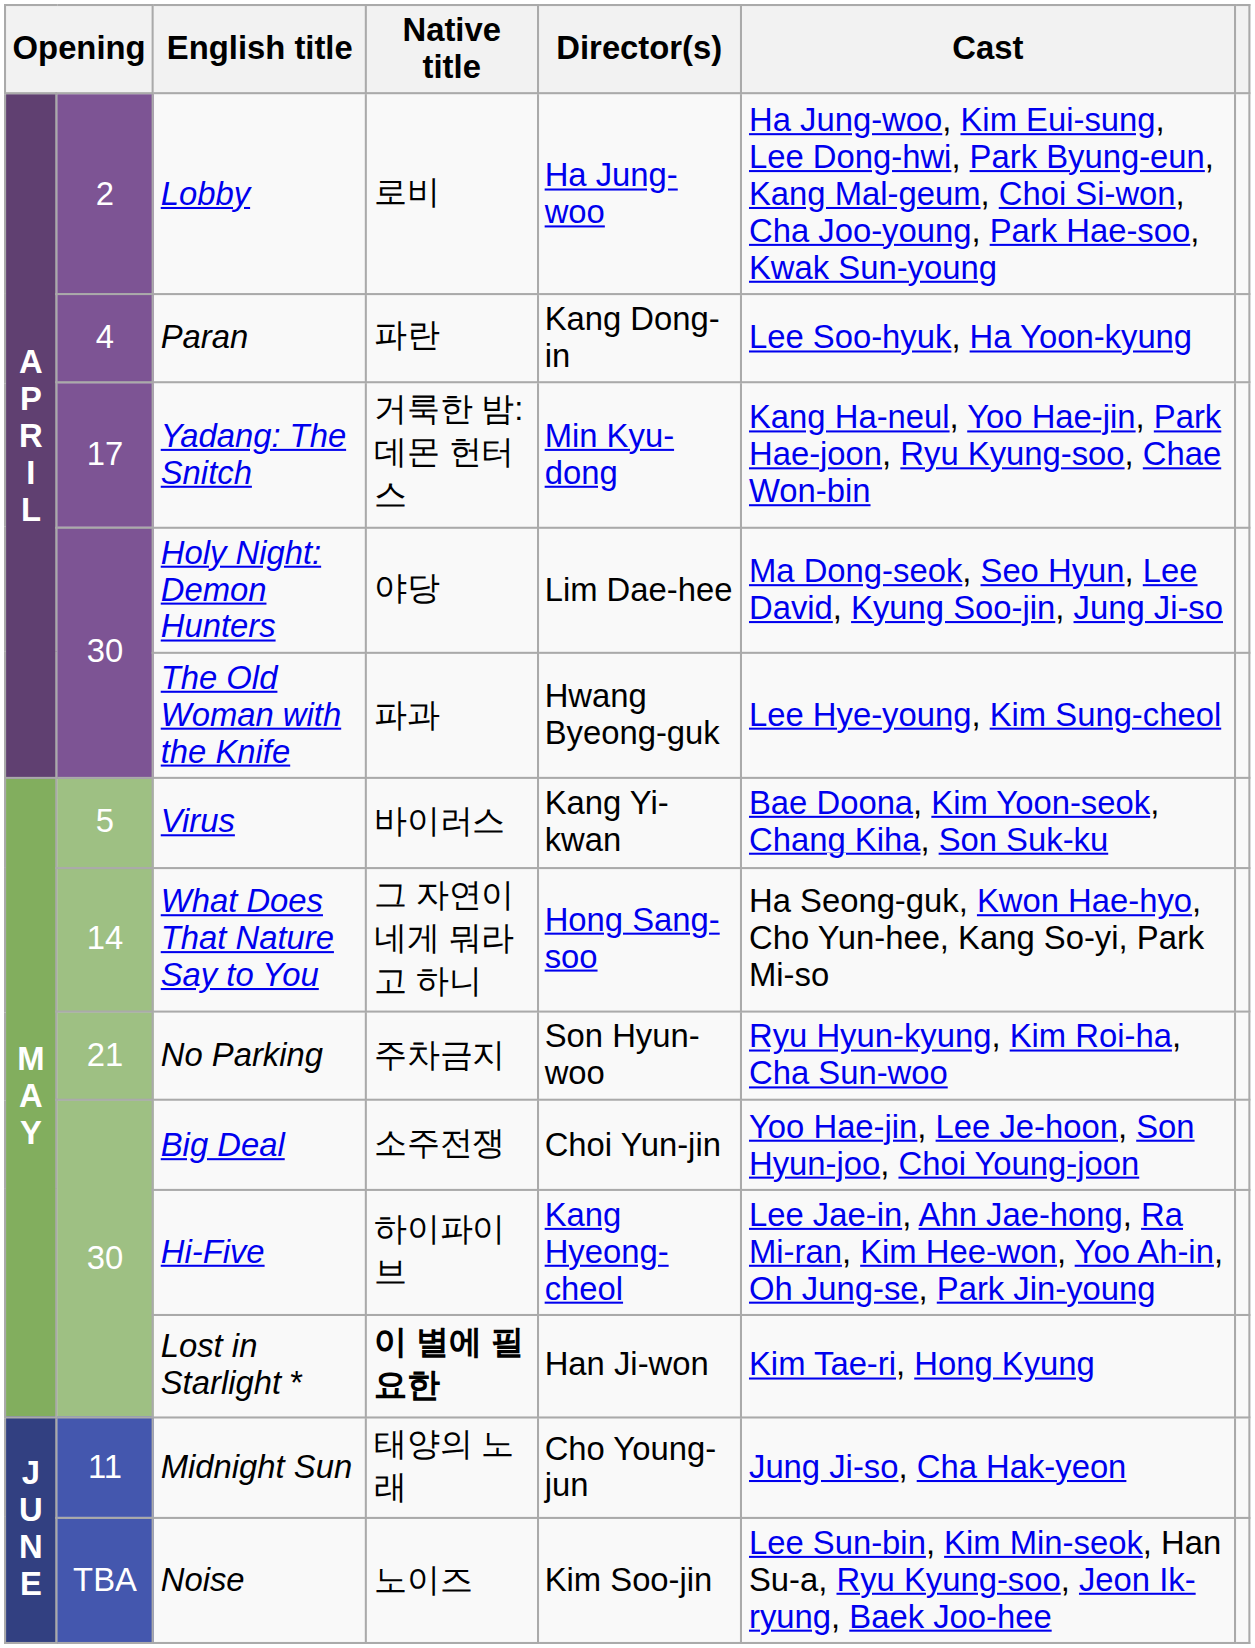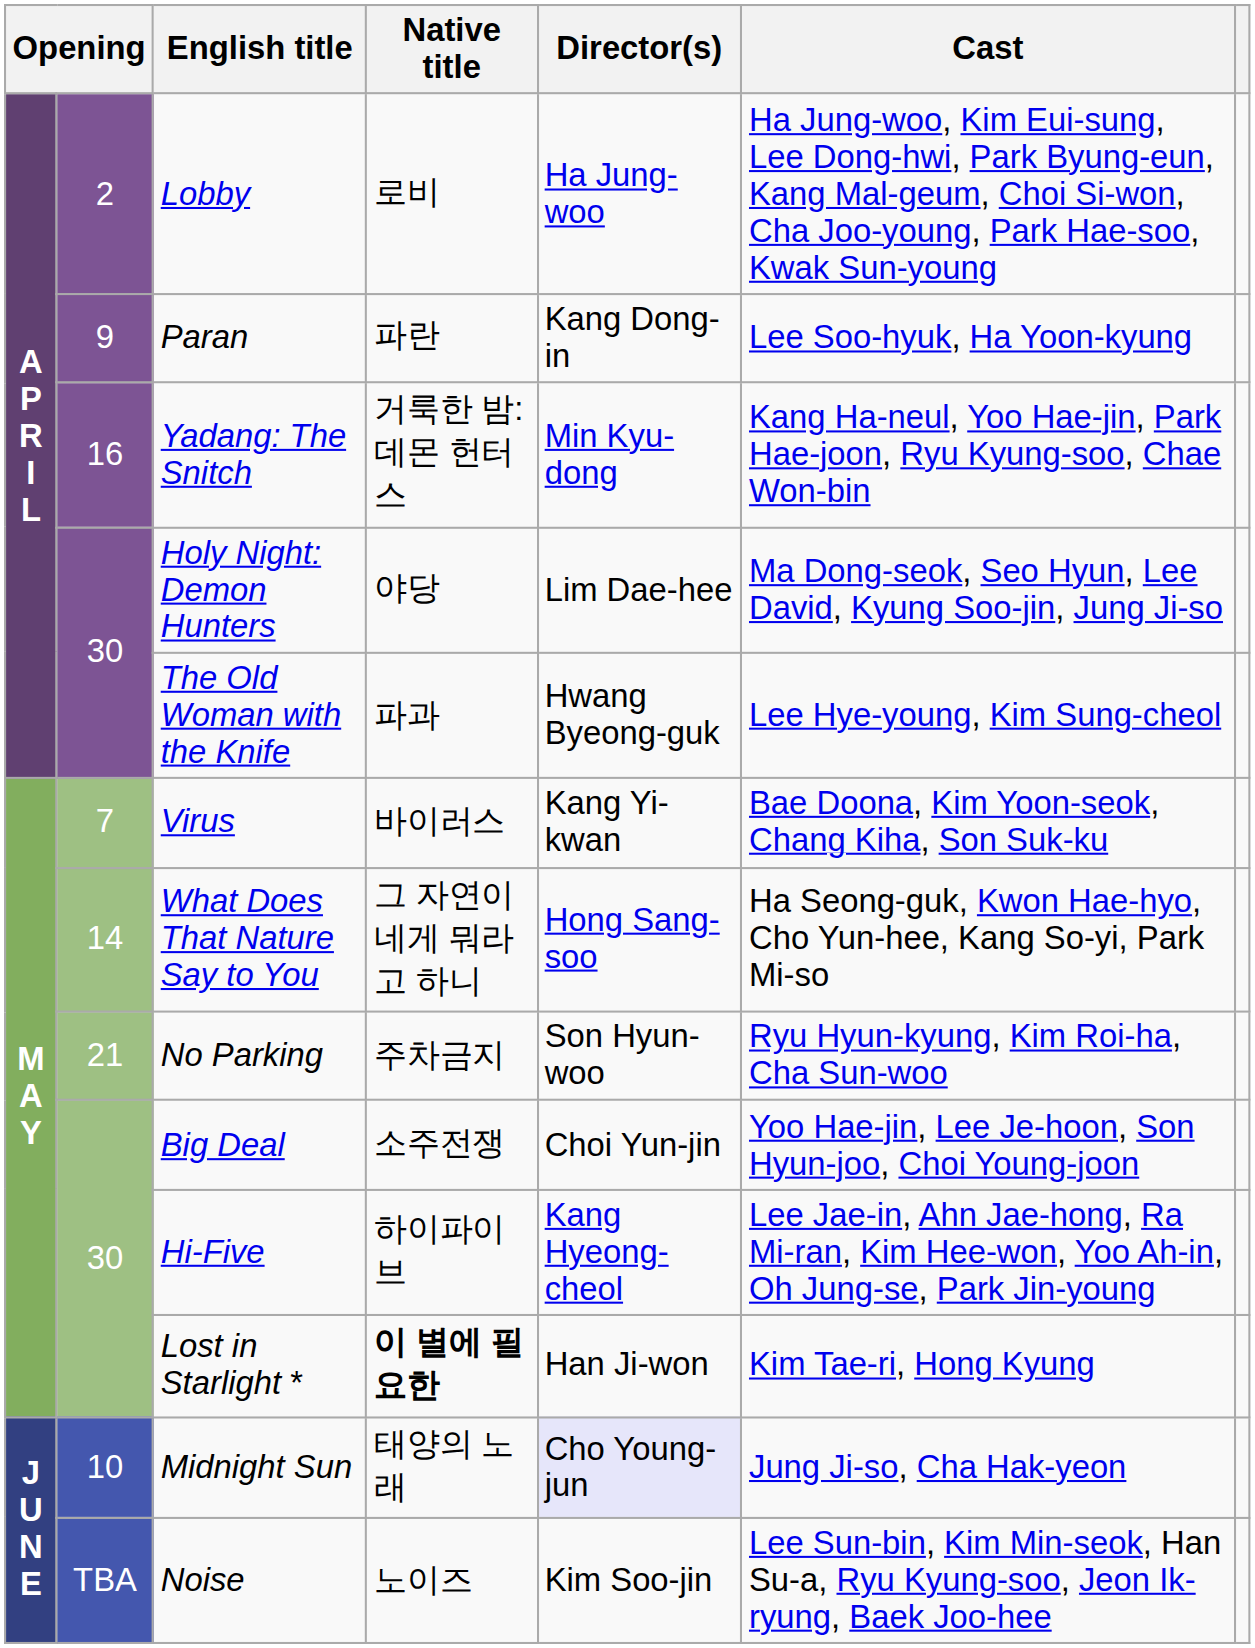(105, 337) 4 -> (105, 337) 9
(105, 454) 17 -> (105, 454) 16
(105, 822) 5 -> (105, 822) 7
(105, 1466) 11 -> (105, 1466) 10
(630, 1466) no background -> (630, 1466) lavender background
